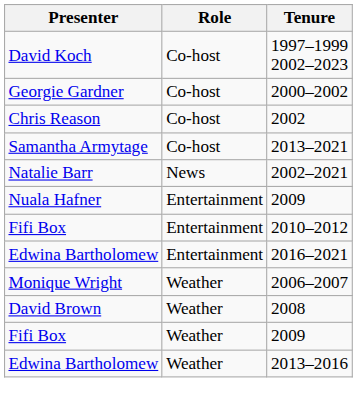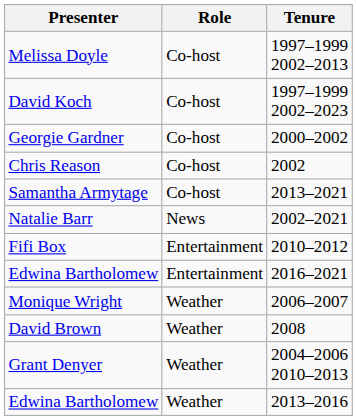+ row: (58, 54)
- row: (55, 200)
- row: (37, 335)
+ row: (55, 364)
